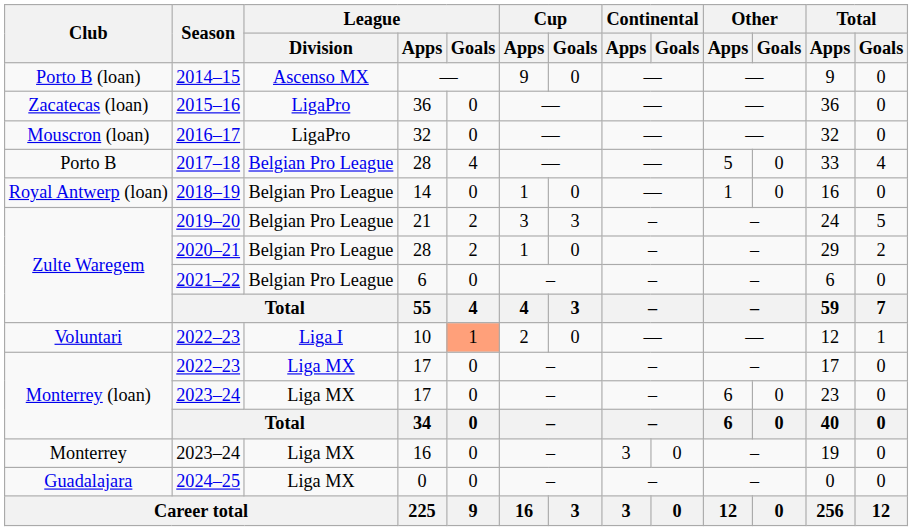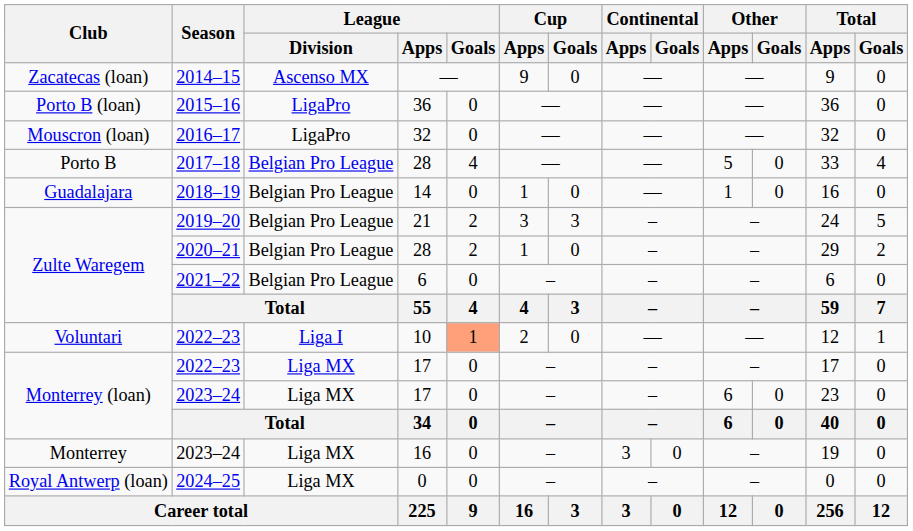(88, 76) Porto B (loan) -> (88, 76) Zacatecas (loan)
(88, 105) Zacatecas (loan) -> (88, 105) Porto B (loan)
(88, 192) Royal Antwerp (loan) -> (88, 192) Guadalajara
(88, 481) Guadalajara -> (88, 481) Royal Antwerp (loan)
